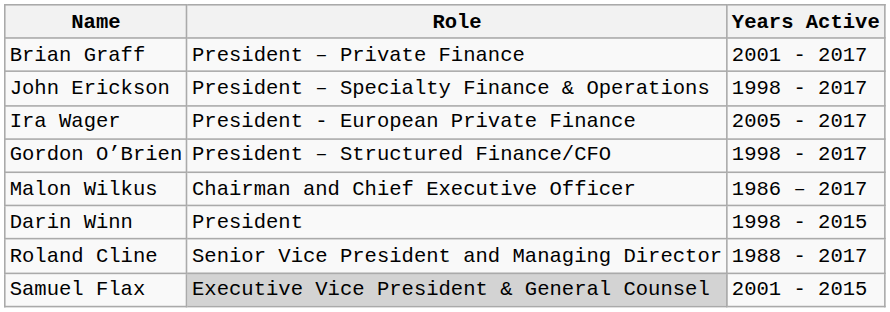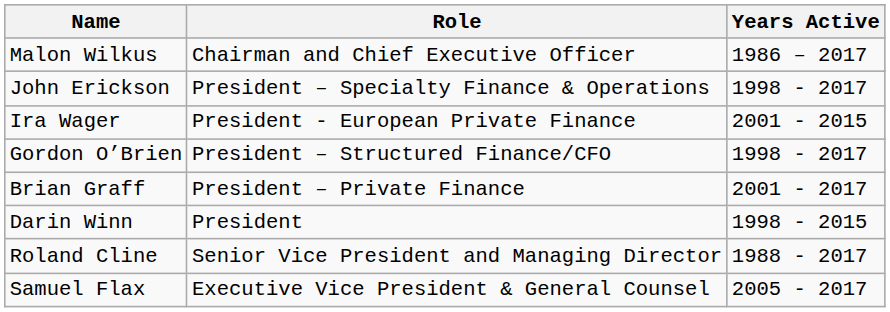rows swapped: (84, 189) <-> (77, 55)
(800, 122) 2005 - 2017 -> (800, 122) 2001 - 2015
(451, 289) lightgrey background -> (451, 289) no background
(800, 289) 2001 - 2015 -> (800, 289) 2005 - 2017
